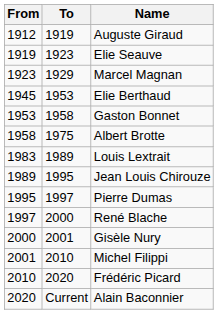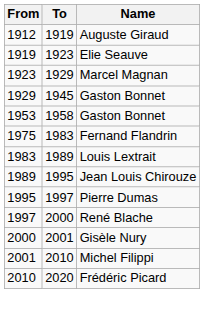+ row: (22, 95)
- row: (22, 95)
- row: (22, 136)
+ row: (22, 136)
- row: (22, 298)
